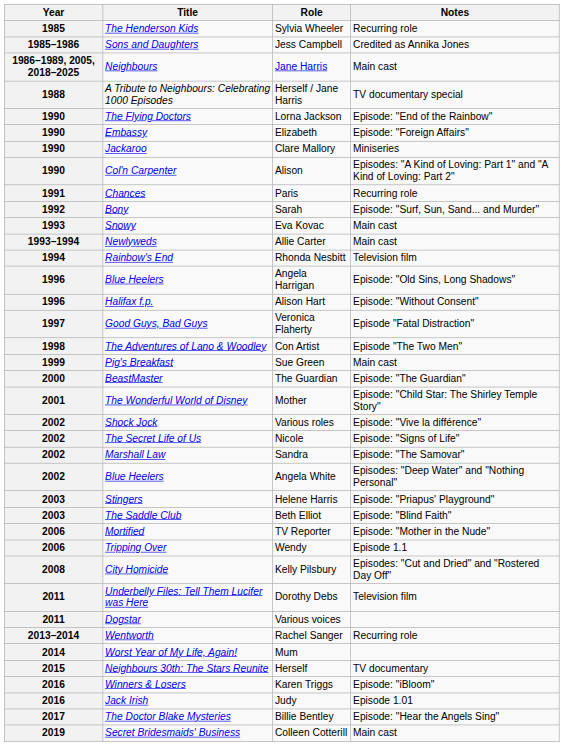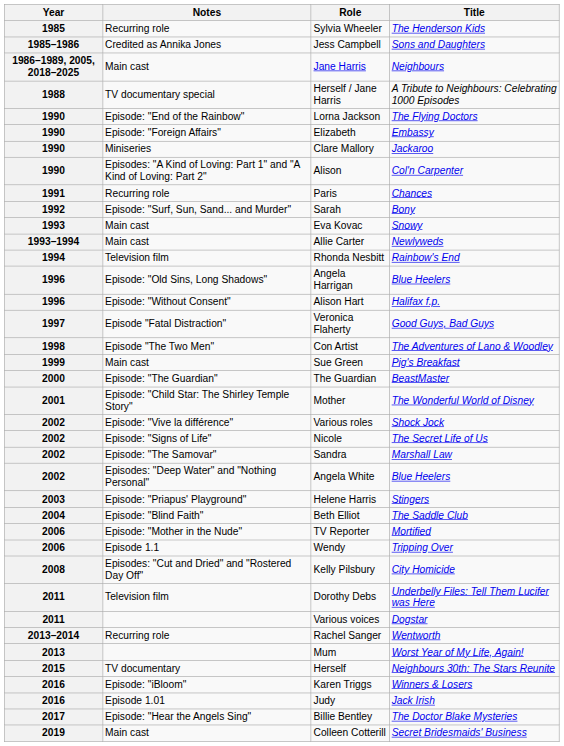columns swapped: (188, 12) <-> (455, 12)
(54, 515) 2003 -> (54, 515) 2004
(54, 652) 2014 -> (54, 652) 2013
